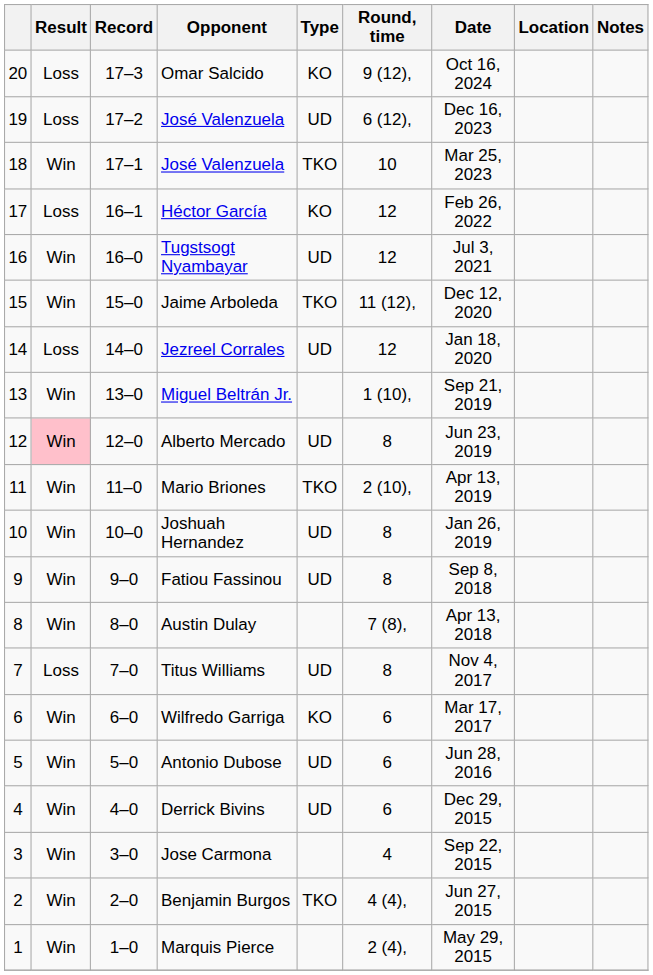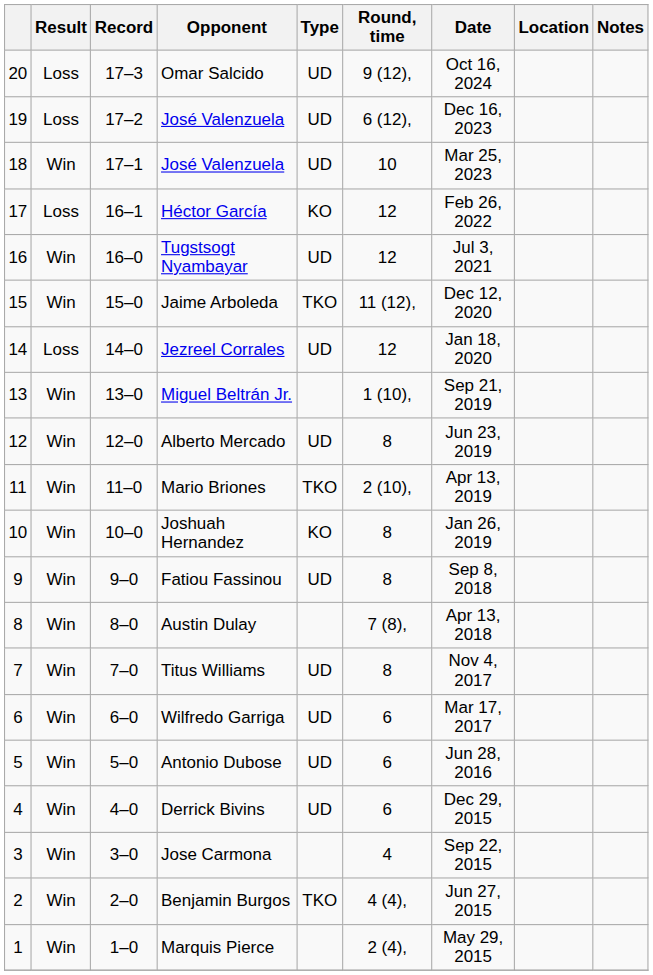(320, 73) KO -> (320, 73) UD
(320, 165) TKO -> (320, 165) UD
(61, 441) pink background -> (61, 441) no background
(320, 533) UD -> (320, 533) KO
(61, 671) Loss -> (61, 671) Win
(320, 717) KO -> (320, 717) UD
